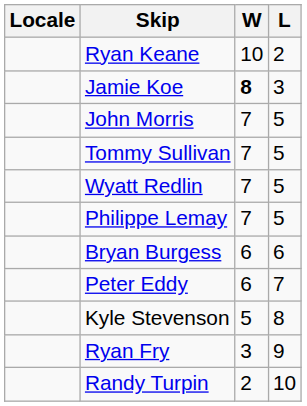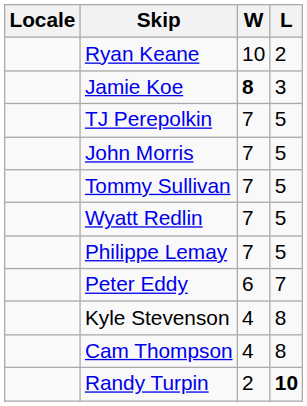+ row: (149, 119)
- row: (153, 251)
(246, 317) 5 -> (248, 317) 4
+ row: (159, 350)
- row: (127, 350)
(284, 383) normal -> (286, 383) bold
